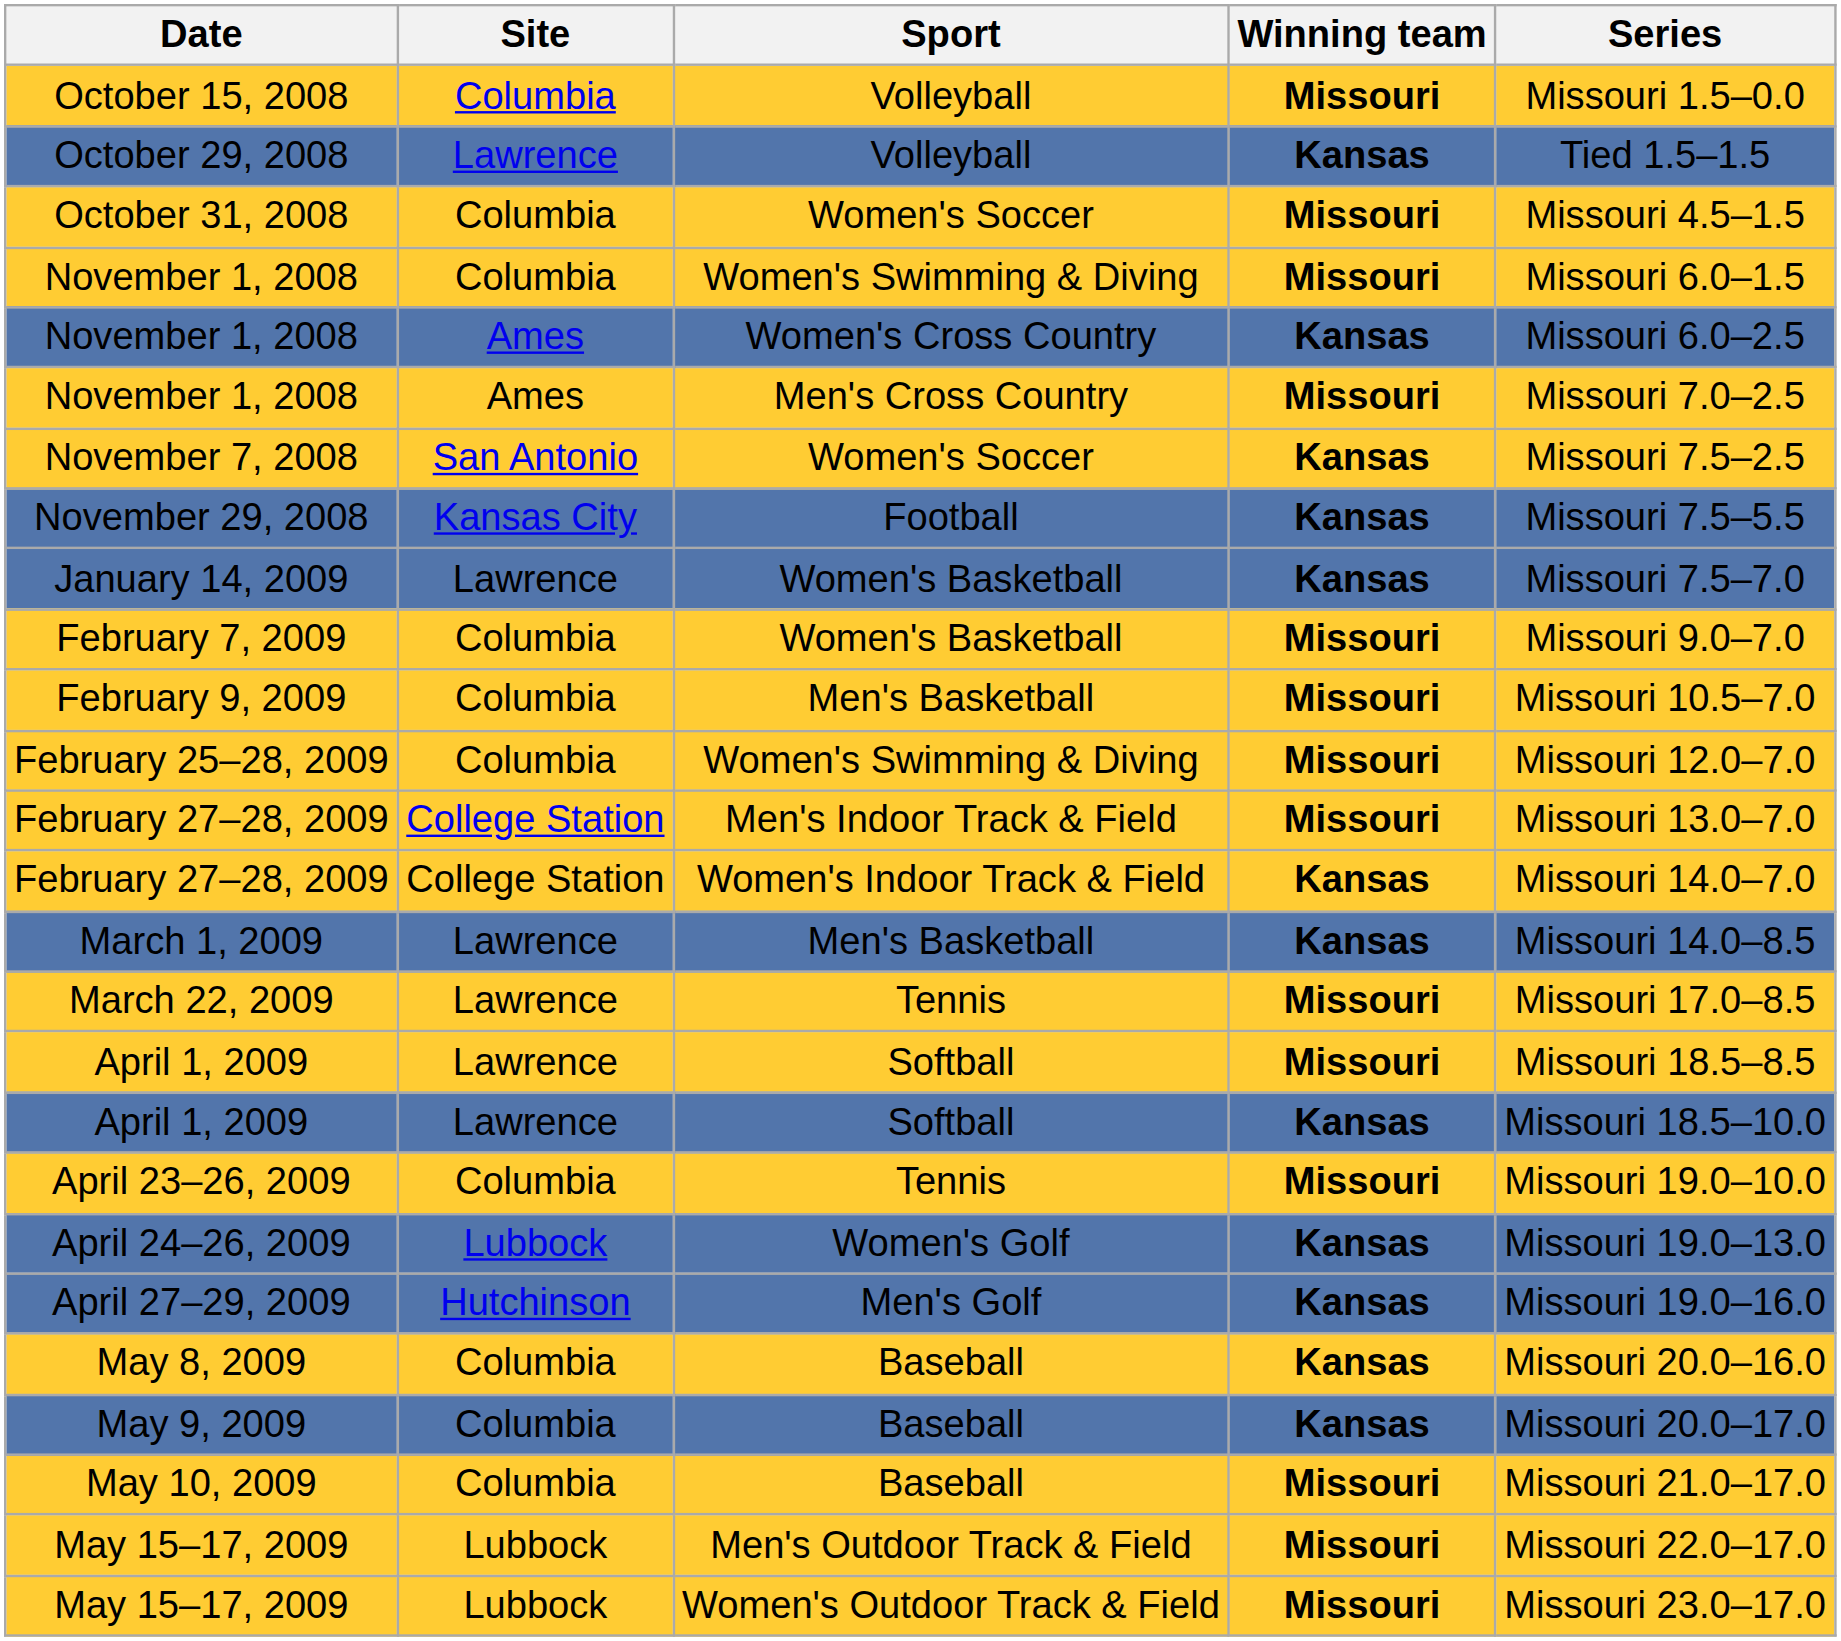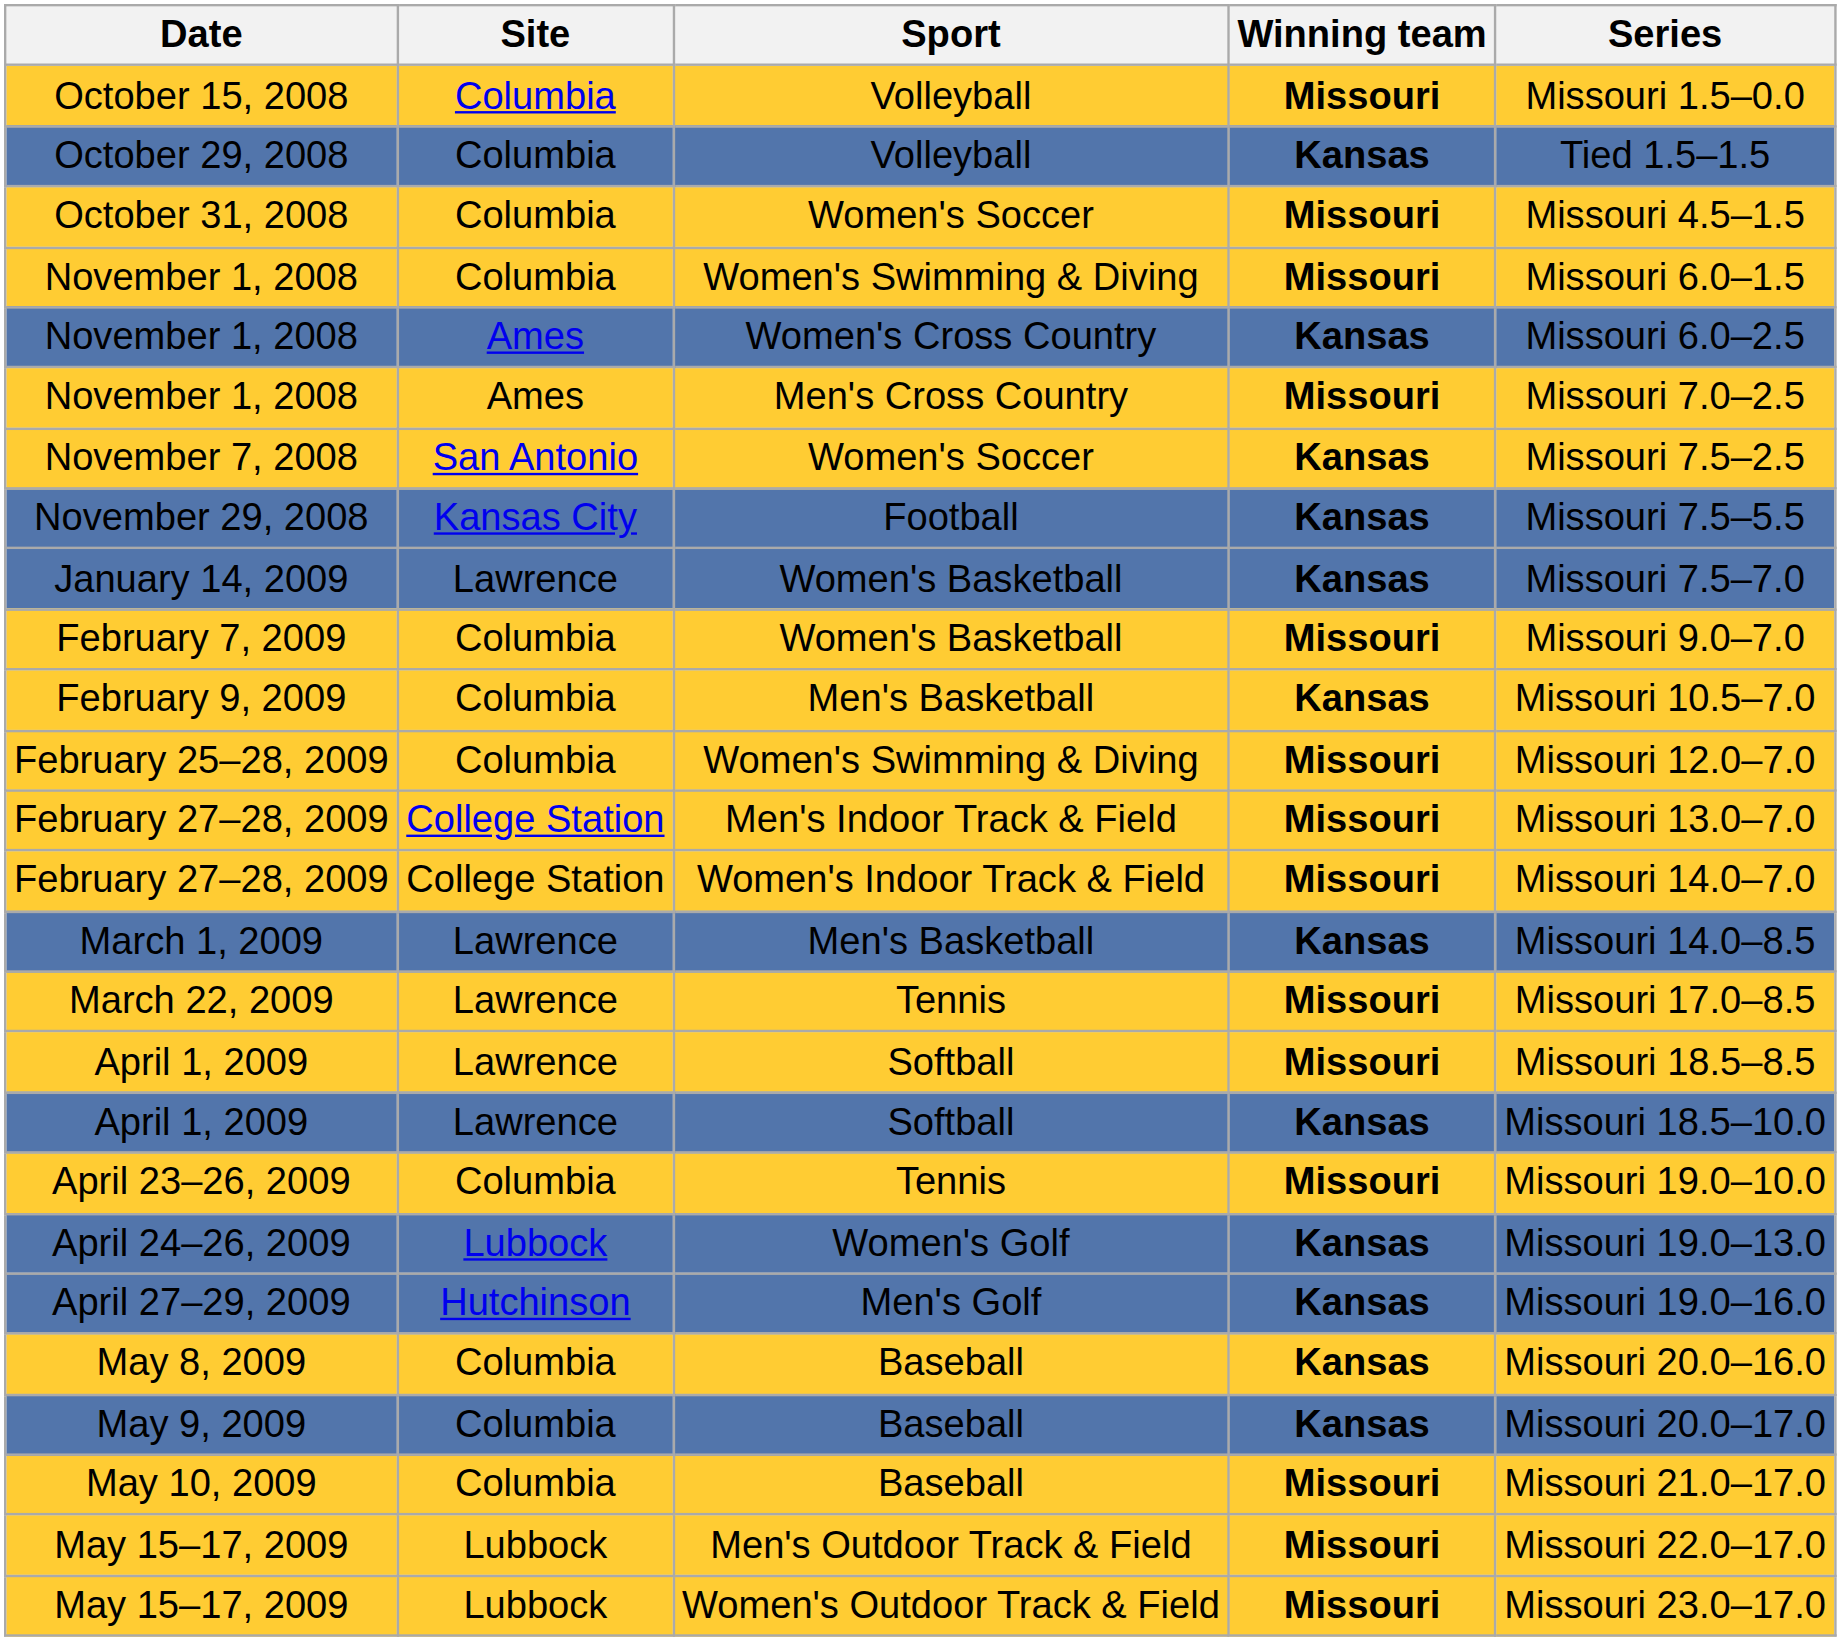(535, 155) Lawrence -> (535, 155) Columbia
(1362, 699) Missouri -> (1362, 699) Kansas
(1362, 880) Kansas -> (1362, 880) Missouri
